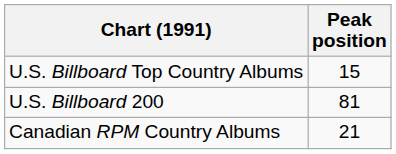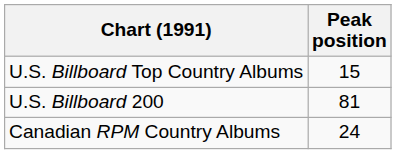(349, 132) 21 -> (349, 132) 24
